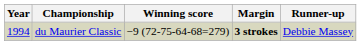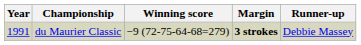(18, 31) 1994 -> (18, 31) 1991
